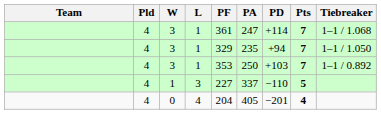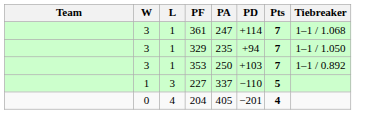- column: (147, 13)
